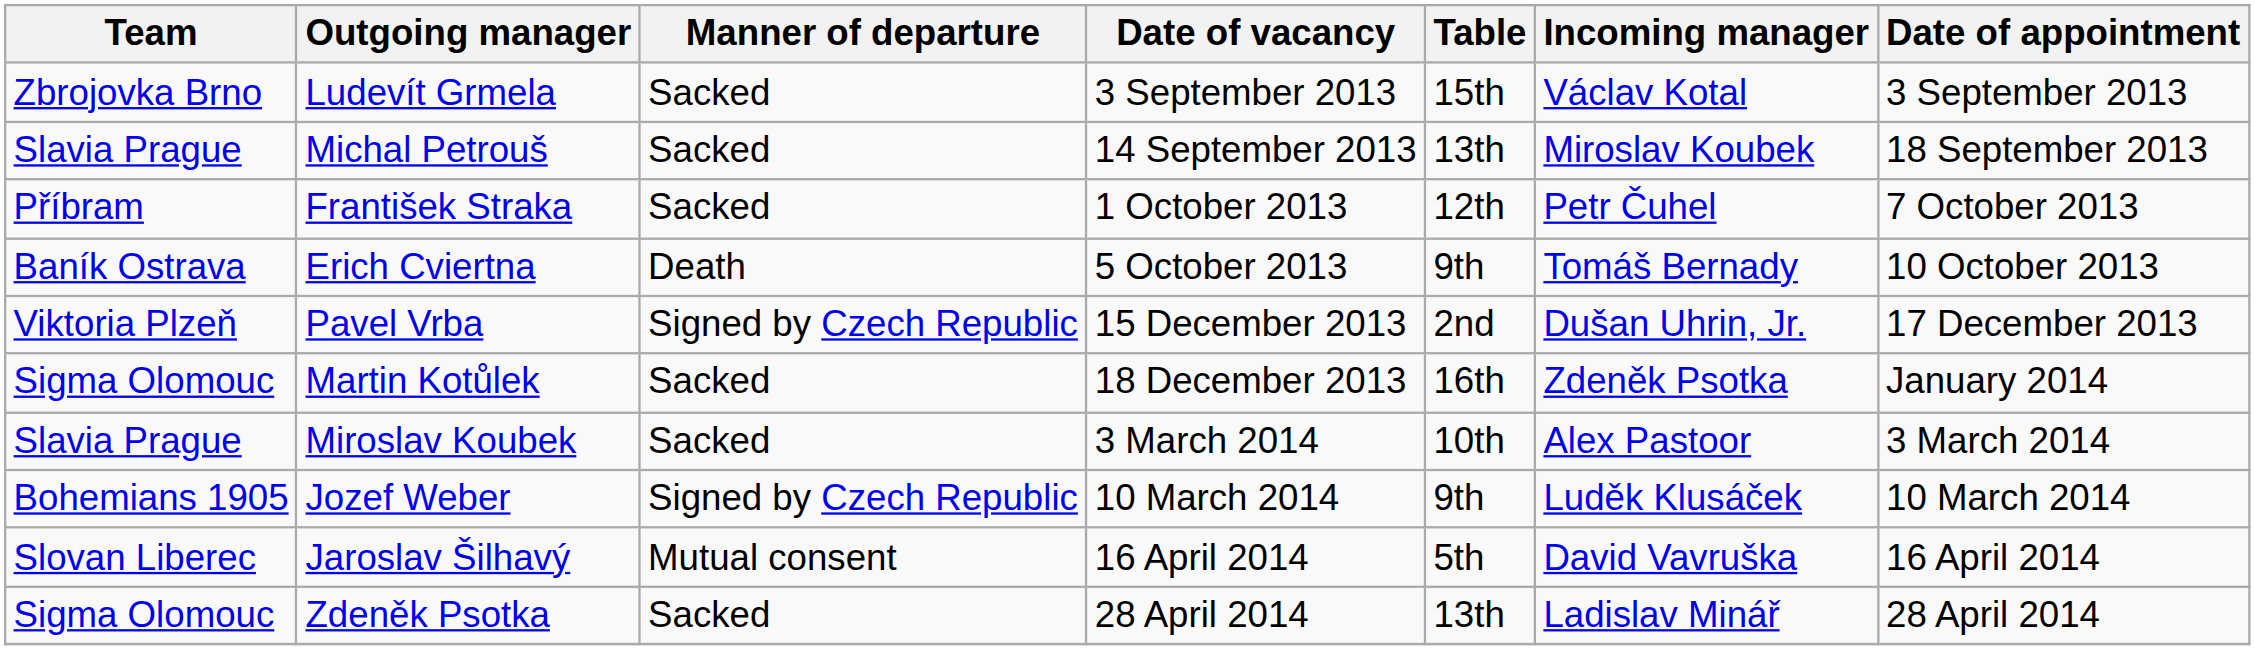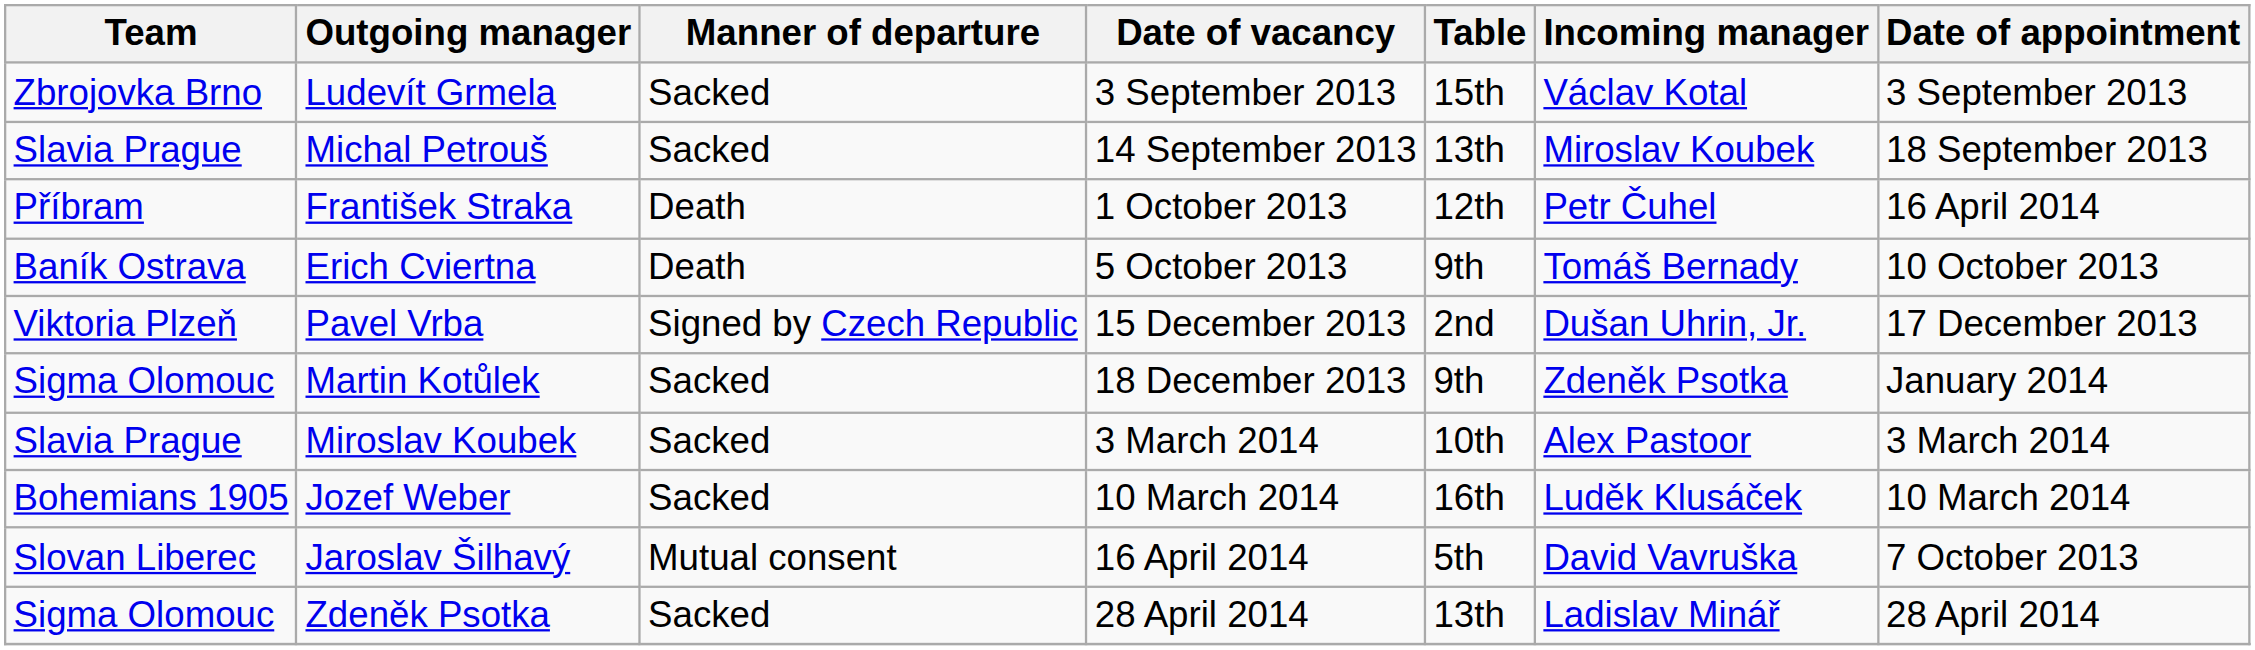(709, 207) Sacked -> (697, 207) Death
(2012, 207) 7 October 2013 -> (1993, 207) 16 April 2014
(1469, 382) 16th -> (1459, 382) 9th
(863, 498) Signed by Czech Republic -> (709, 498) Sacked
(1459, 498) 9th -> (1469, 498) 16th
(1993, 556) 16 April 2014 -> (2012, 556) 7 October 2013
